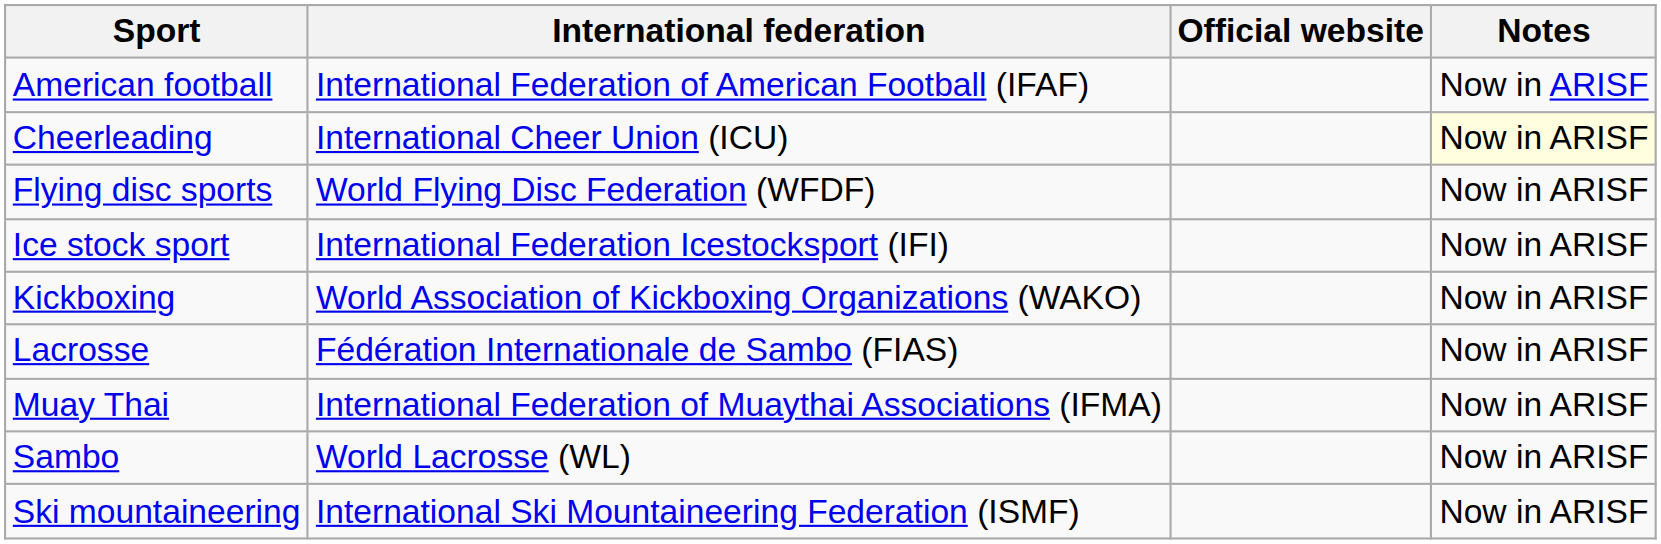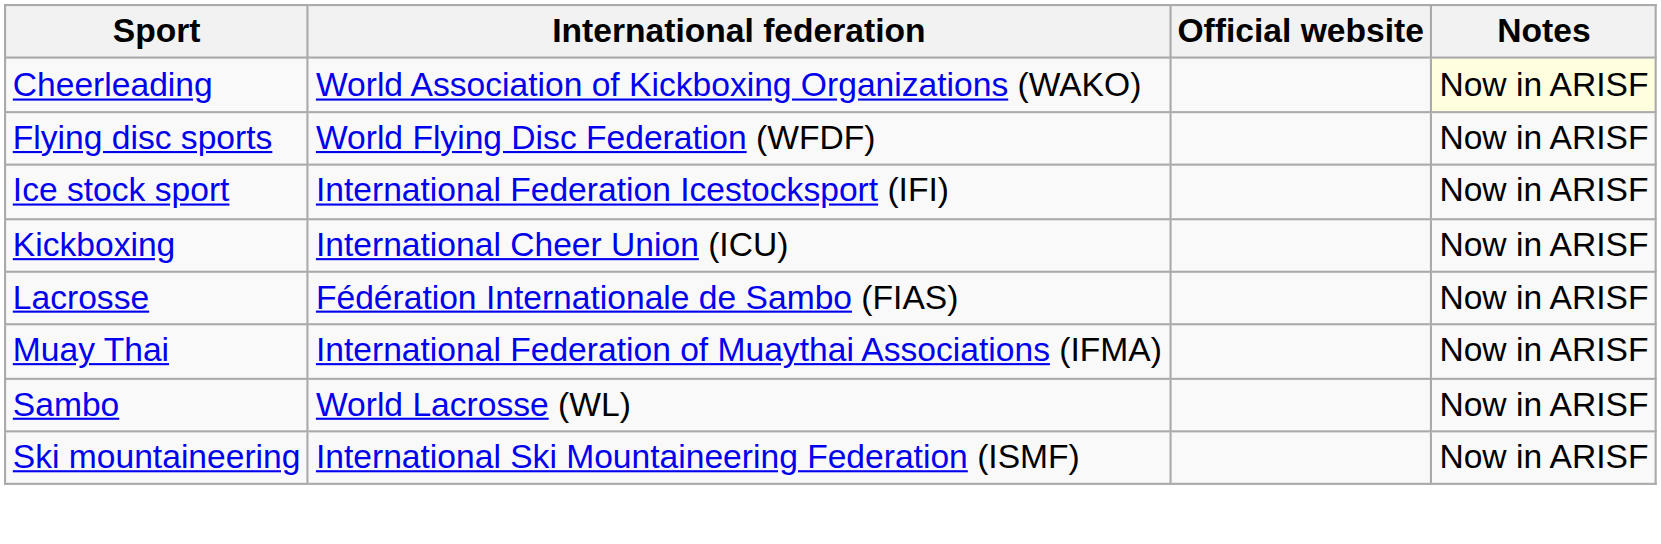- row: (143, 84)
(552, 137) International Cheer Union (ICU) -> (729, 84) World Association of Kickboxing Organizations (WAKO)
(729, 297) World Association of Kickboxing Organizations (WAKO) -> (552, 244) International Cheer Union (ICU)
